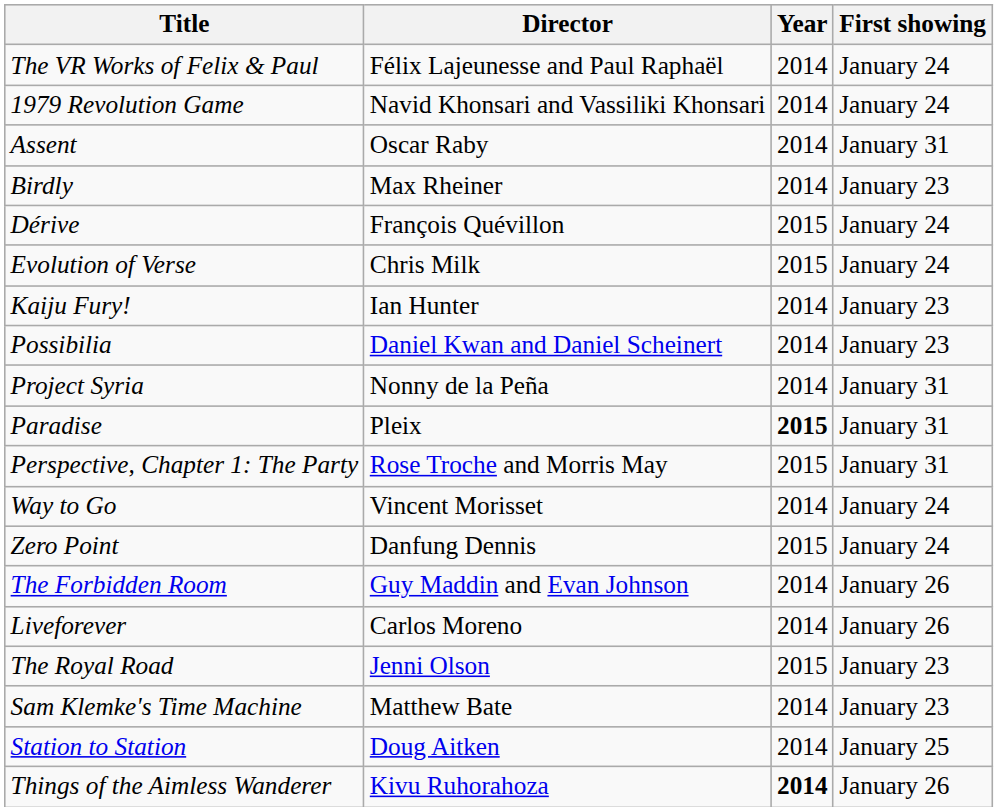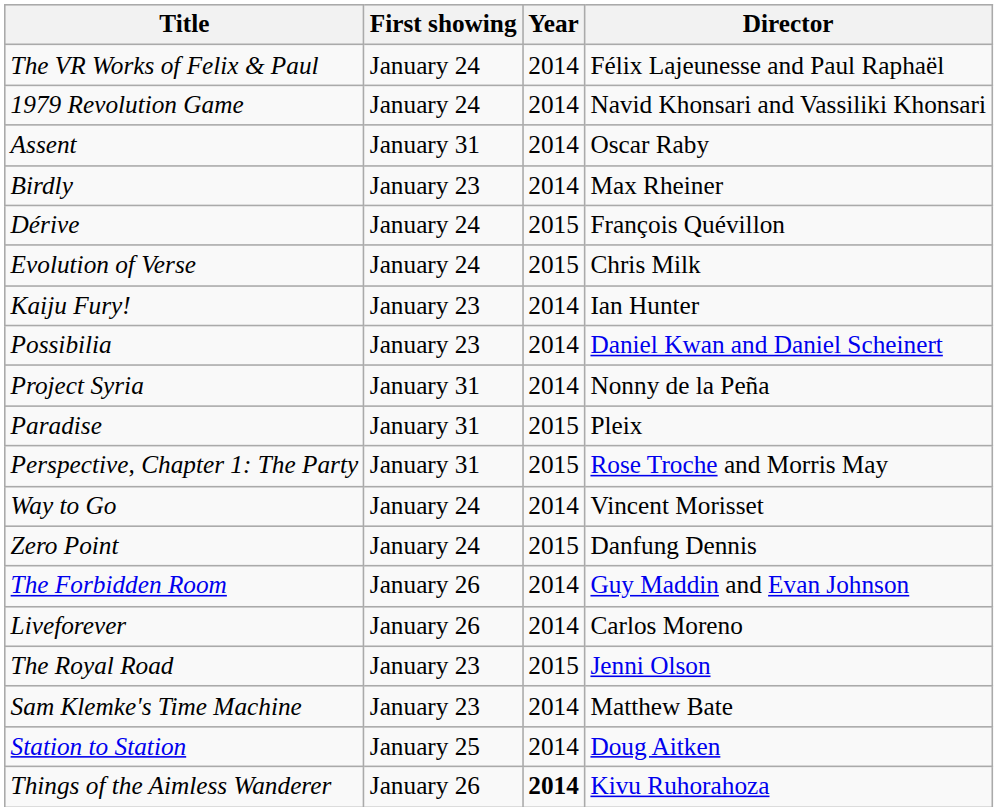columns swapped: (568, 24) <-> (913, 24)
(802, 425) bold -> (554, 425) normal
